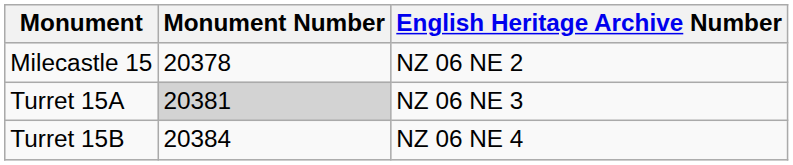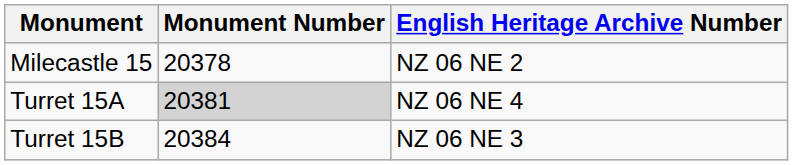(460, 100) NZ 06 NE 3 -> (460, 100) NZ 06 NE 4
(460, 139) NZ 06 NE 4 -> (460, 139) NZ 06 NE 3
